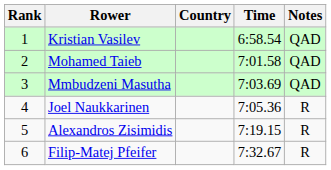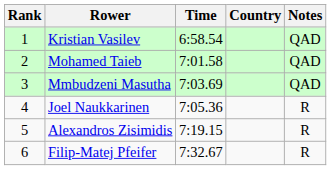columns swapped: (205, 15) <-> (260, 15)
